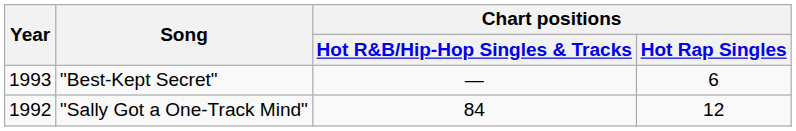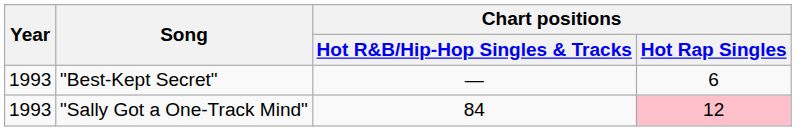(30, 110) 1992 -> (30, 110) 1993
(714, 110) no background -> (714, 110) pink background
